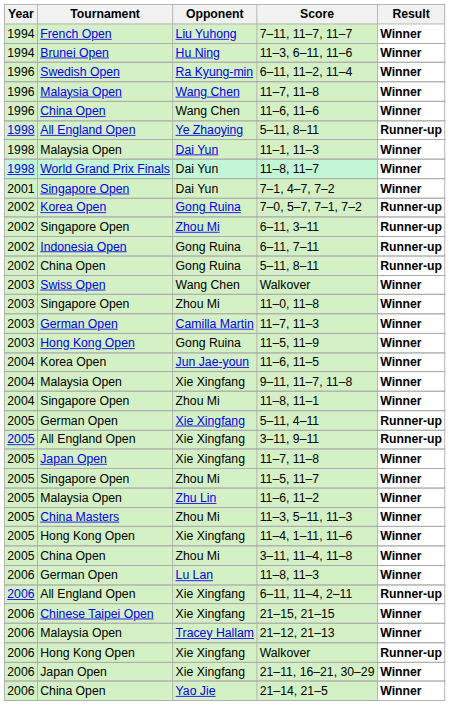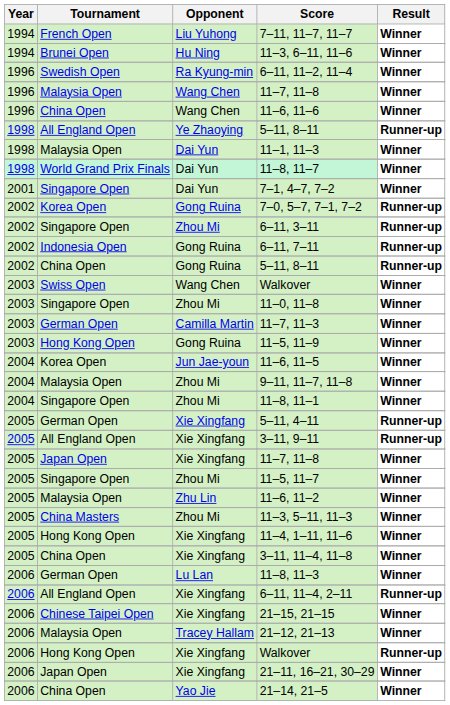(210, 382) Xie Xingfang -> (198, 382) Zhou Mi
(198, 556) Zhou Mi -> (210, 556) Xie Xingfang
